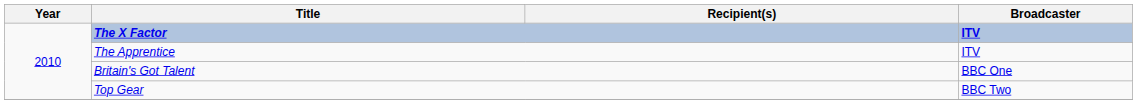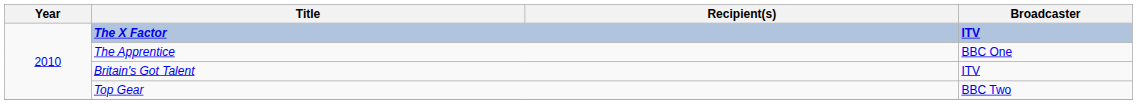(971, 52) ITV -> (987, 52) BBC One
(987, 71) BBC One -> (971, 71) ITV
